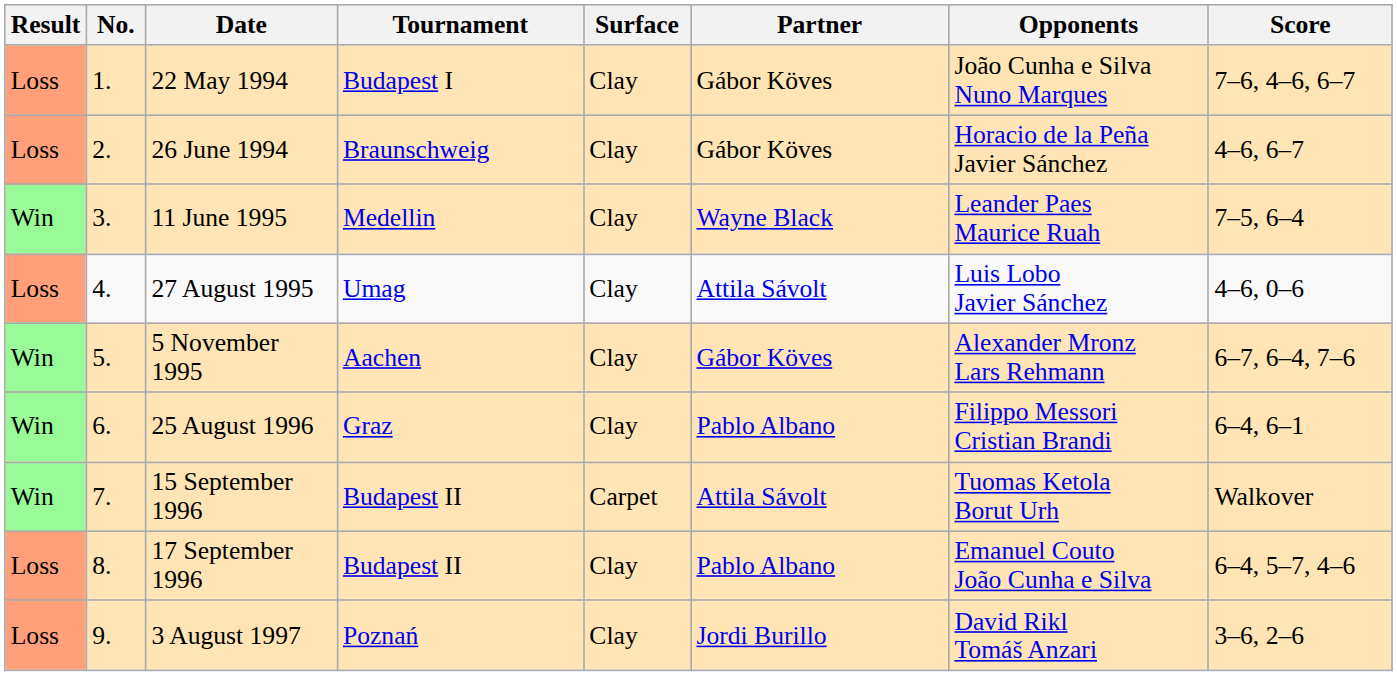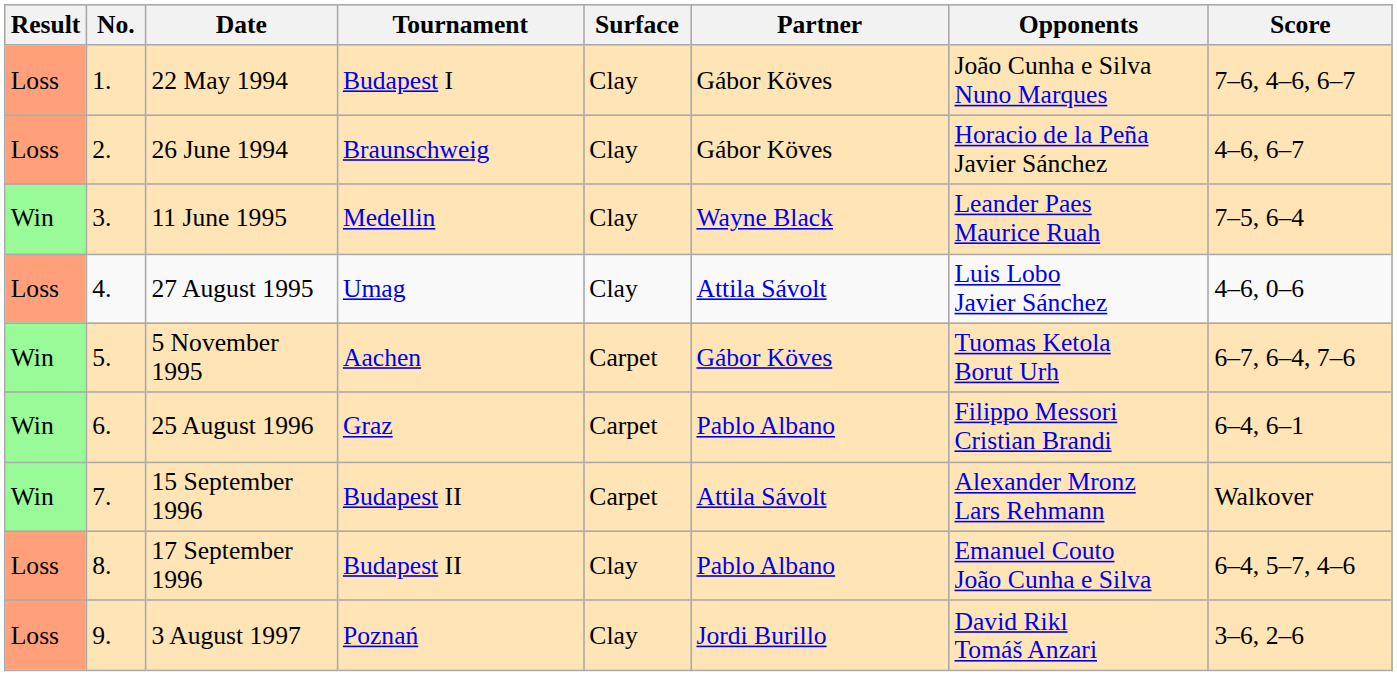(614, 357) Clay -> (623, 357) Carpet
(1045, 357) Alexander Mronz Lars Rehmann -> (1033, 357) Tuomas Ketola Borut Urh
(614, 426) Clay -> (623, 426) Carpet
(1033, 496) Tuomas Ketola Borut Urh -> (1045, 496) Alexander Mronz Lars Rehmann
